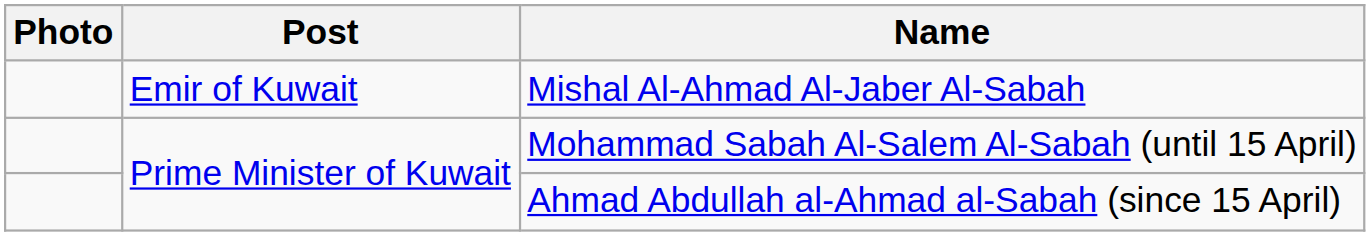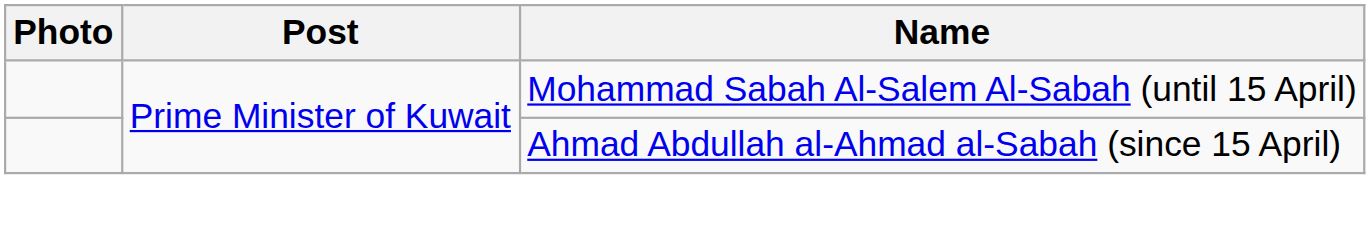- row: (806, 88)
